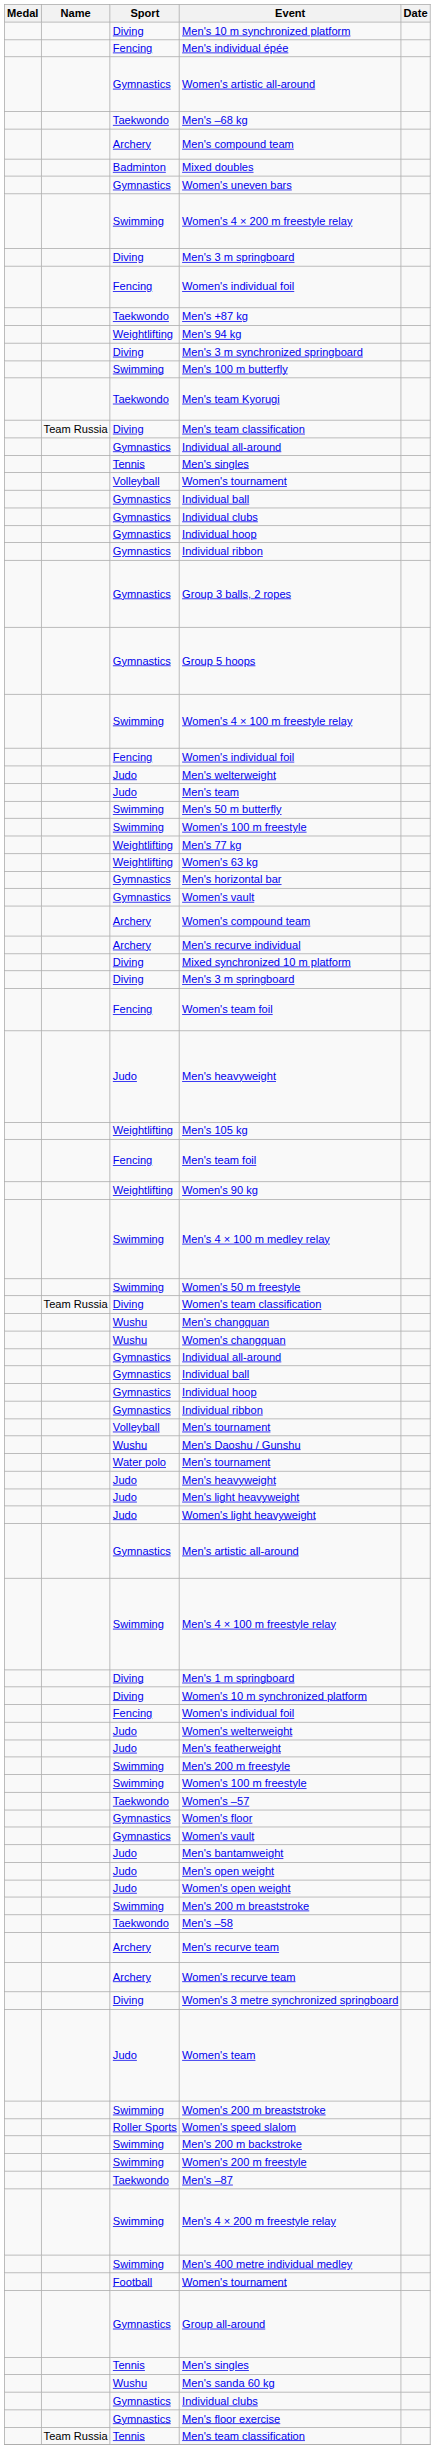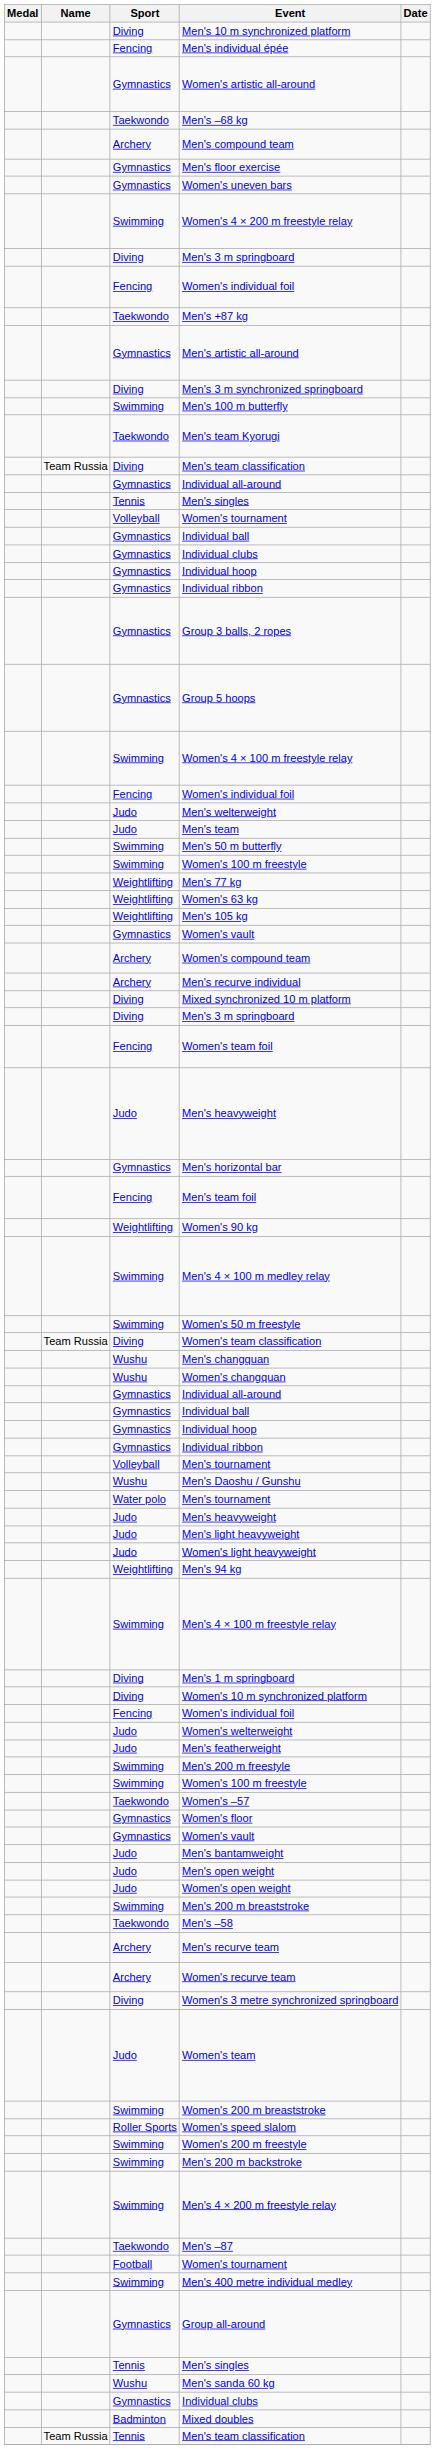rows swapped: (142, 2419) <-> (139, 168)
rows swapped: (143, 335) <-> (142, 1551)
rows swapped: (142, 880) <-> (143, 1131)
rows swapped: (138, 2145) <-> (138, 2163)
rows swapped: (138, 2222) <-> (141, 2180)
rows swapped: (138, 2264) <-> (133, 2282)
